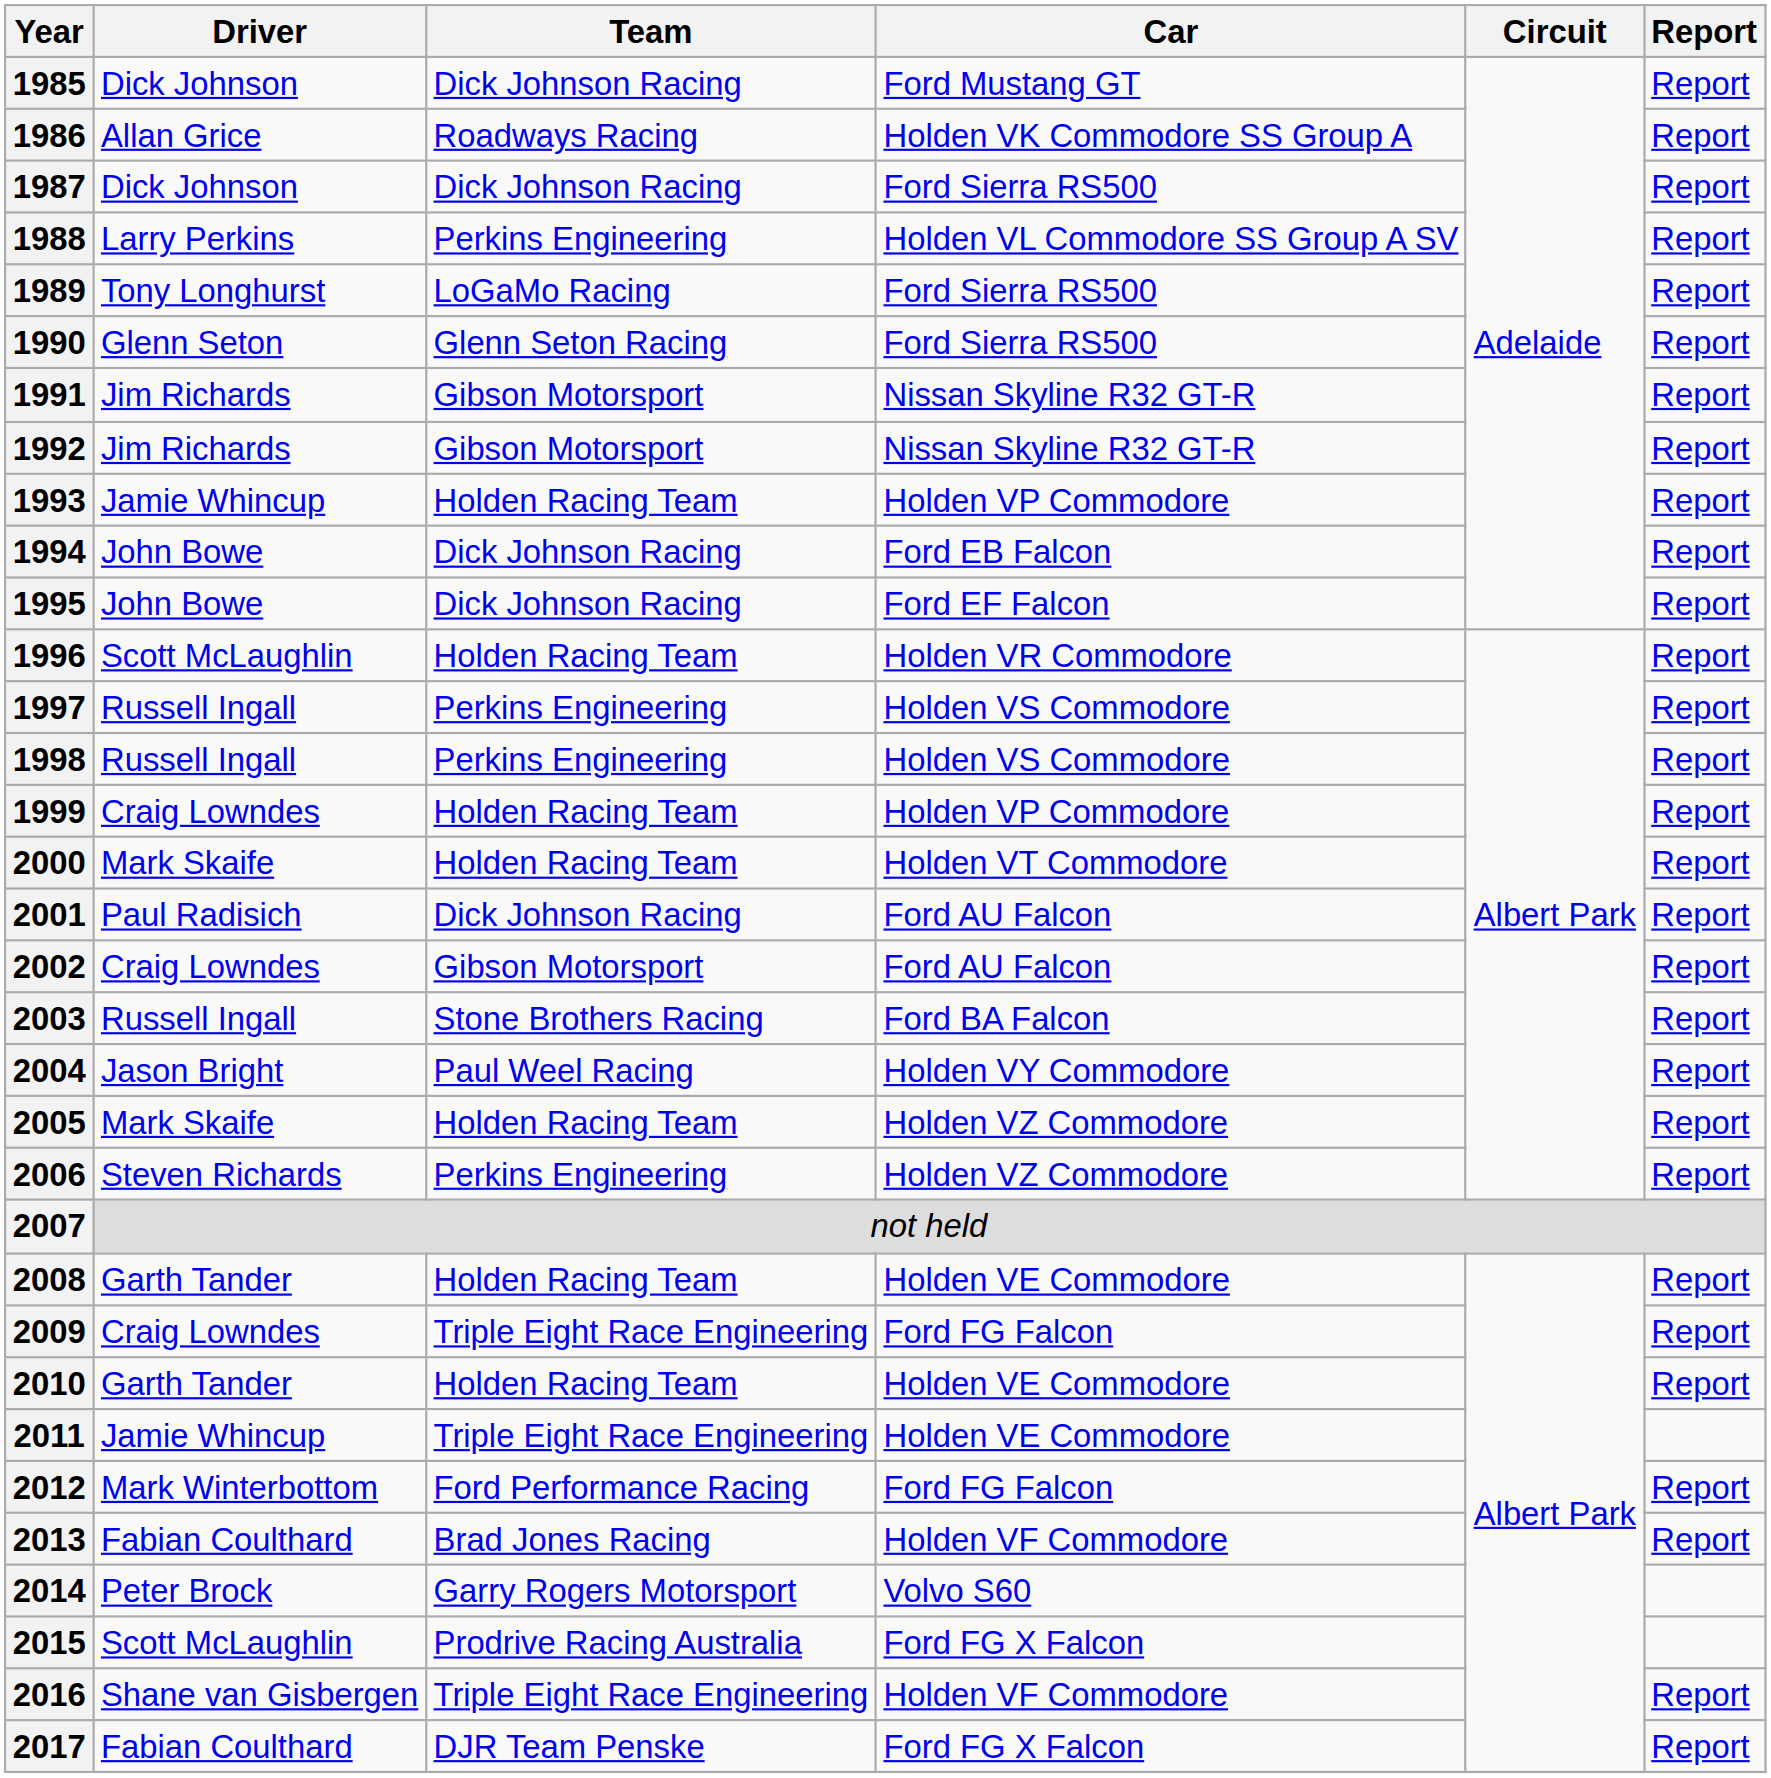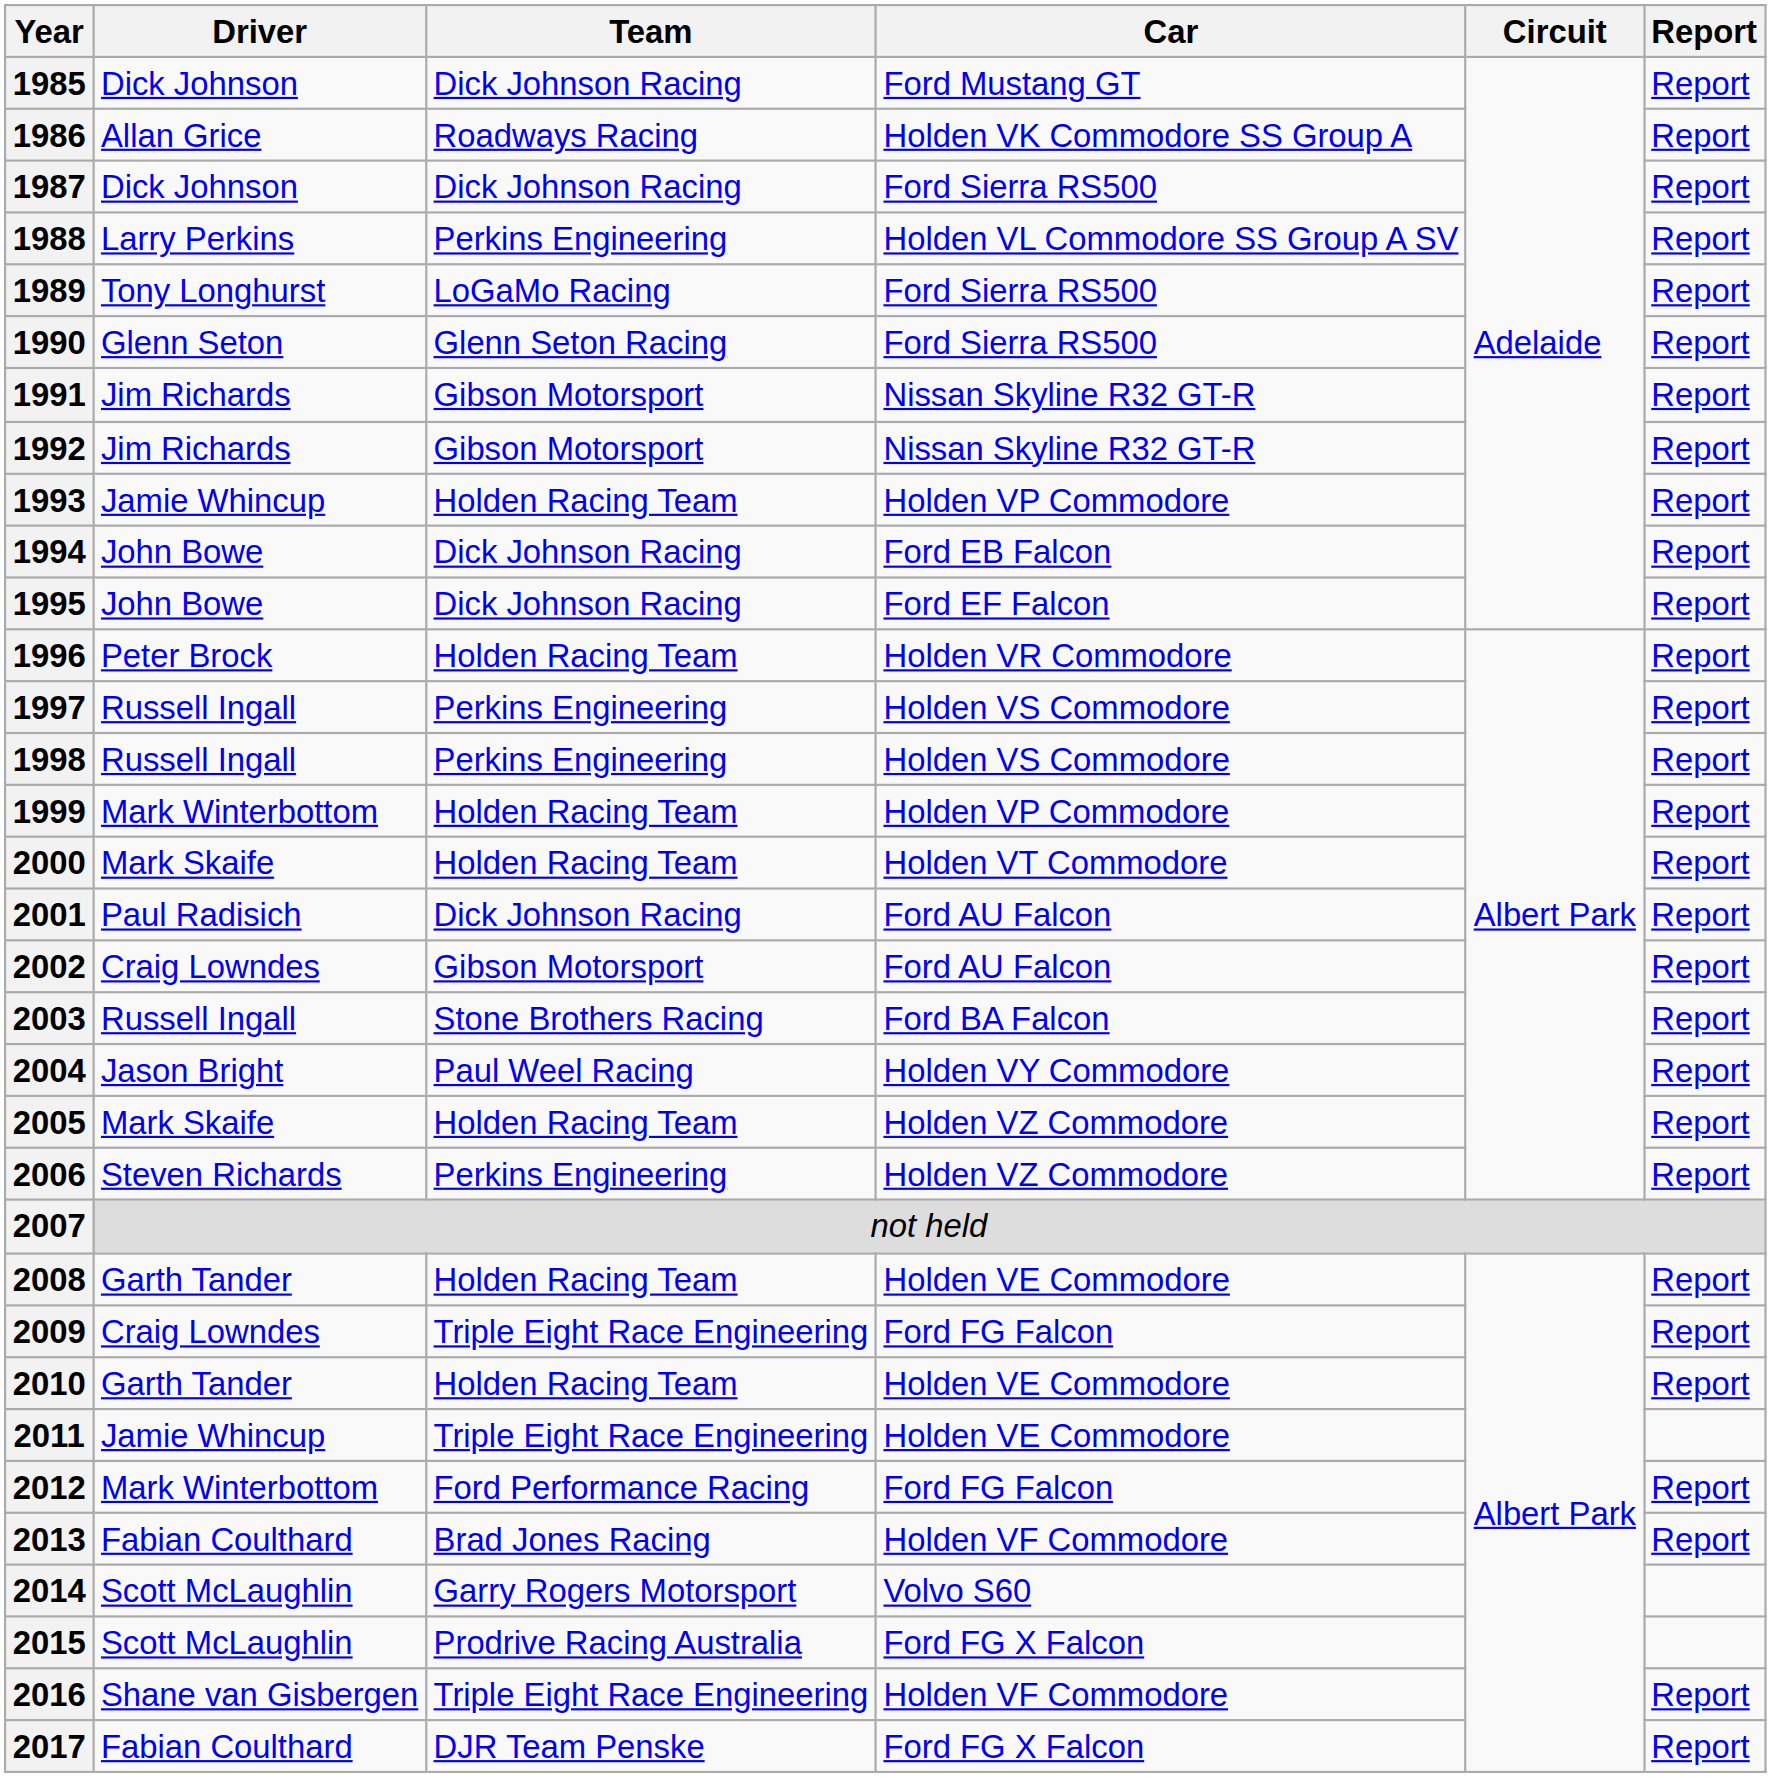(227, 655) Scott McLaughlin -> (187, 655) Peter Brock
(210, 811) Craig Lowndes -> (240, 811) Mark Winterbottom
(187, 1591) Peter Brock -> (227, 1591) Scott McLaughlin
